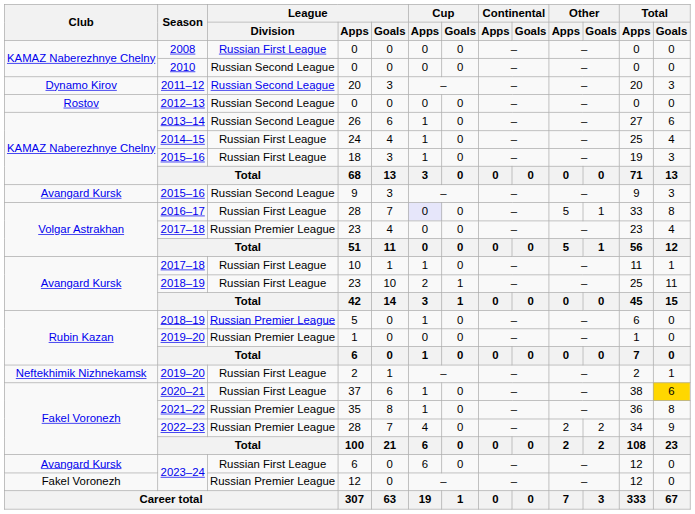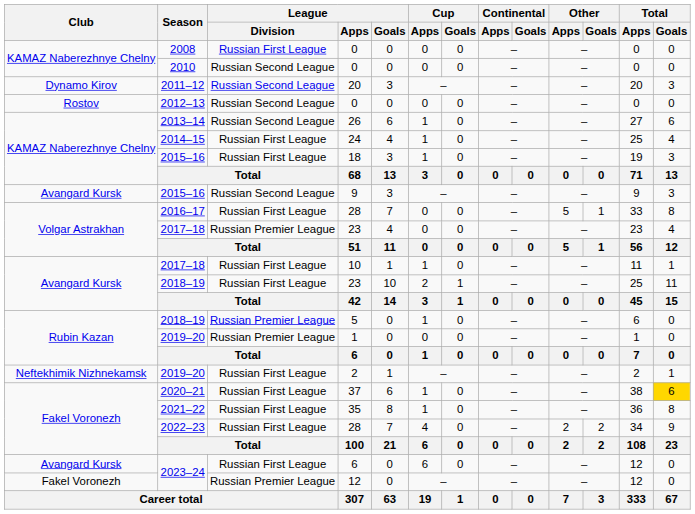(425, 211) lavender background -> (425, 211) no background
(273, 409) Russian Premier League -> (273, 409) Russian First League
(273, 427) Russian Premier League -> (273, 427) Russian First League
